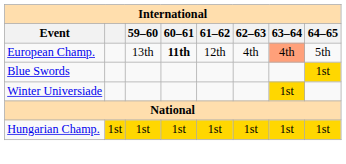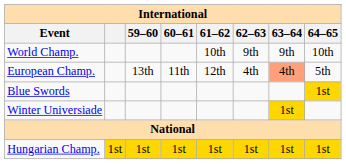+ row: (43, 52)
(179, 52) bold -> (179, 71) normal
